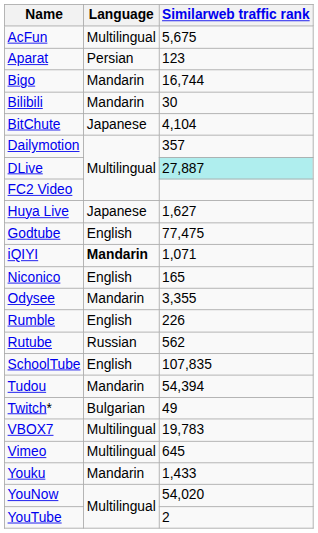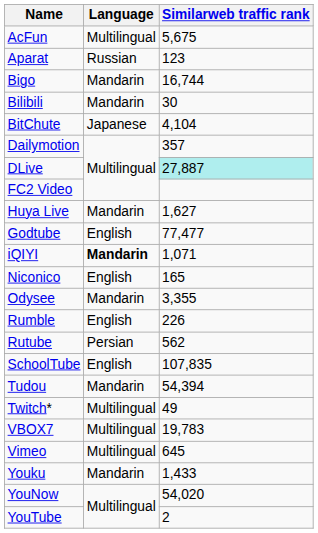(110, 59) Persian -> (112, 59) Russian
(117, 211) Japanese -> (116, 211) Mandarin
(183, 233) 77,475 -> (183, 233) 77,477
(112, 342) Russian -> (110, 342) Persian
(116, 408) Bulgarian -> (121, 408) Multilingual
